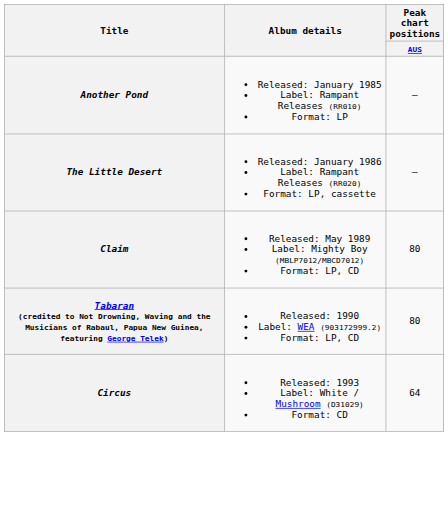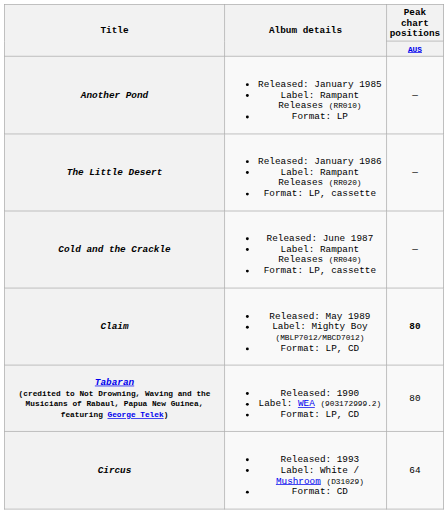+ row: (115, 249)
(415, 249) normal -> (415, 327) bold
